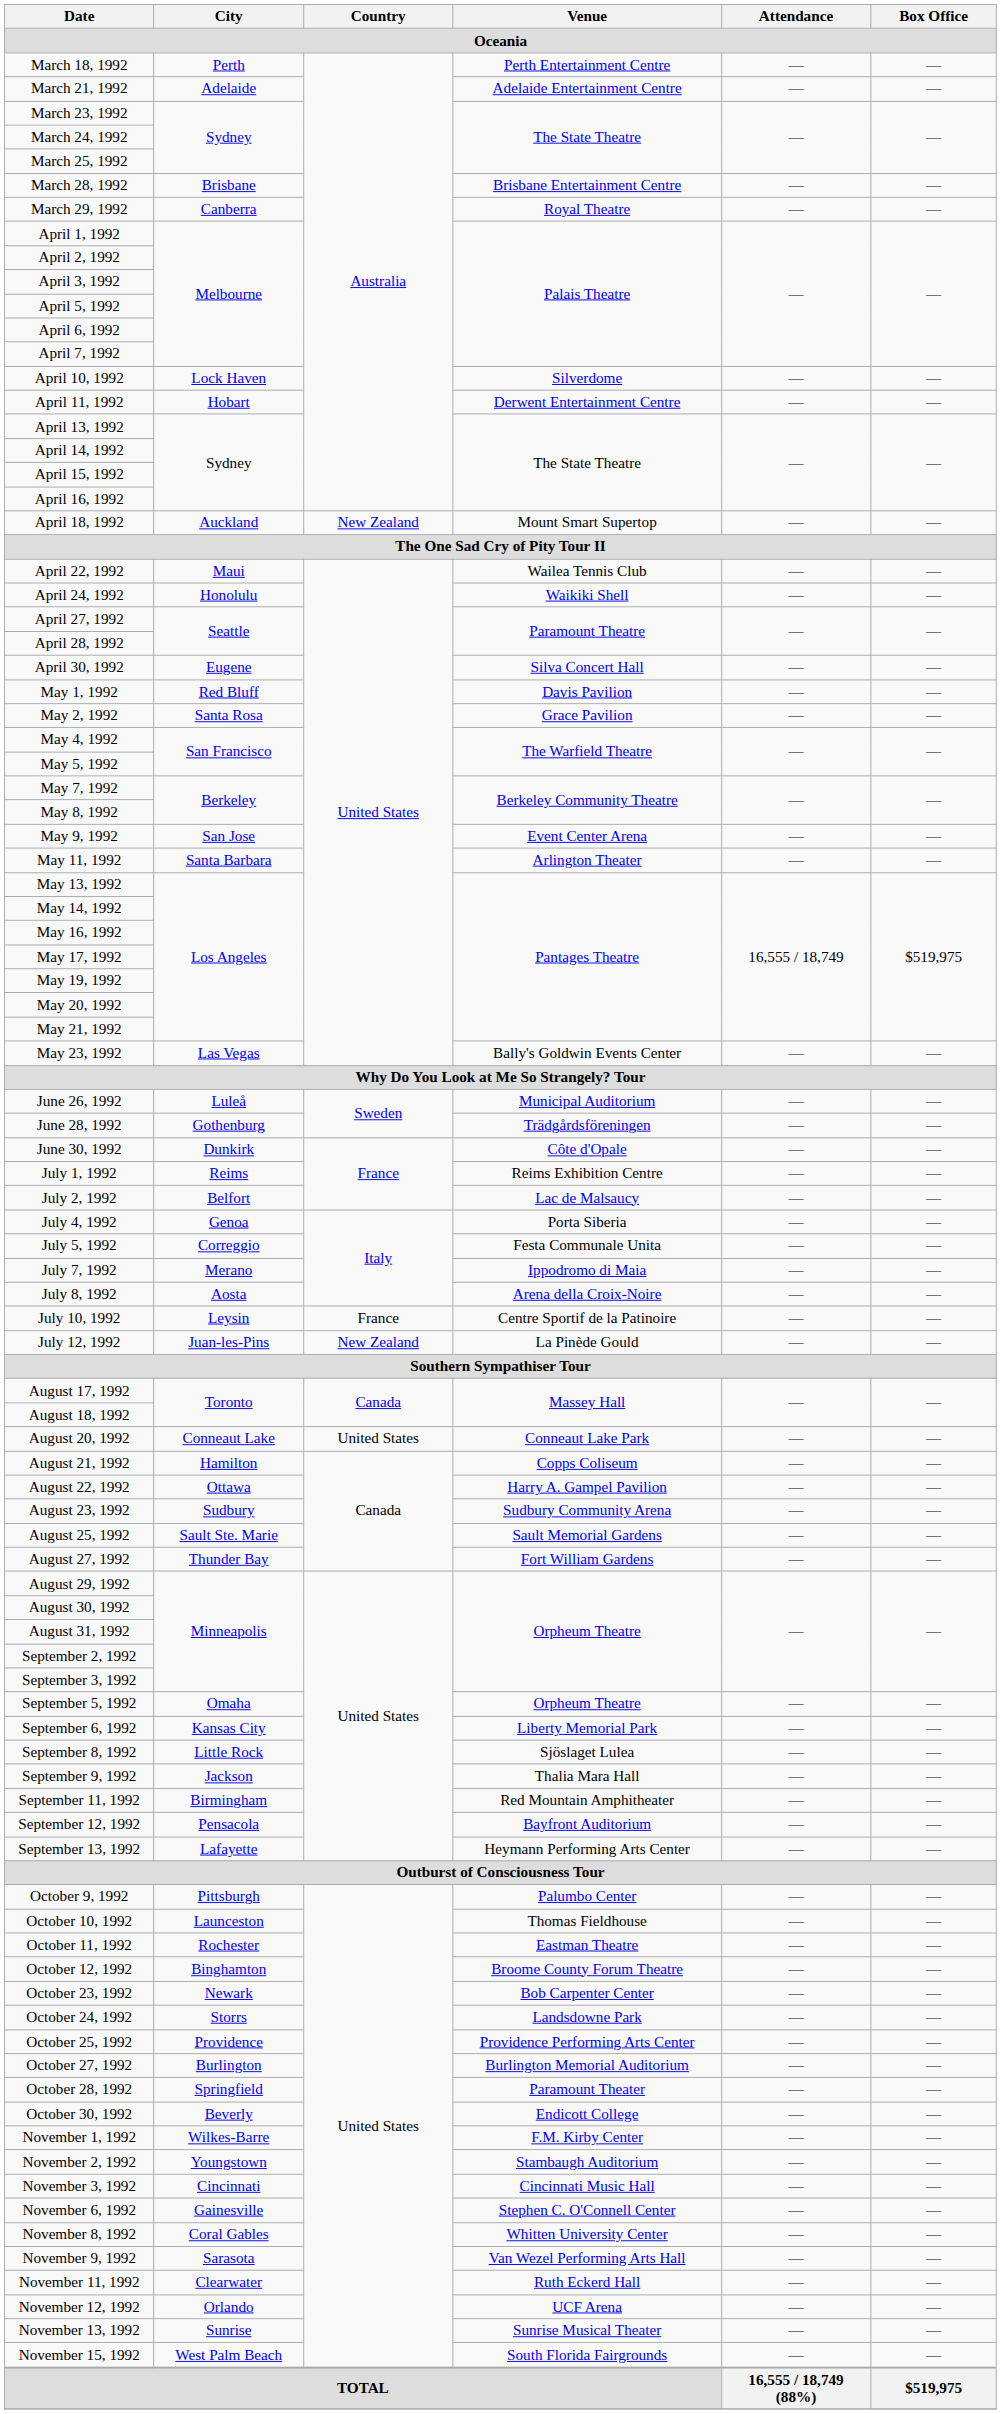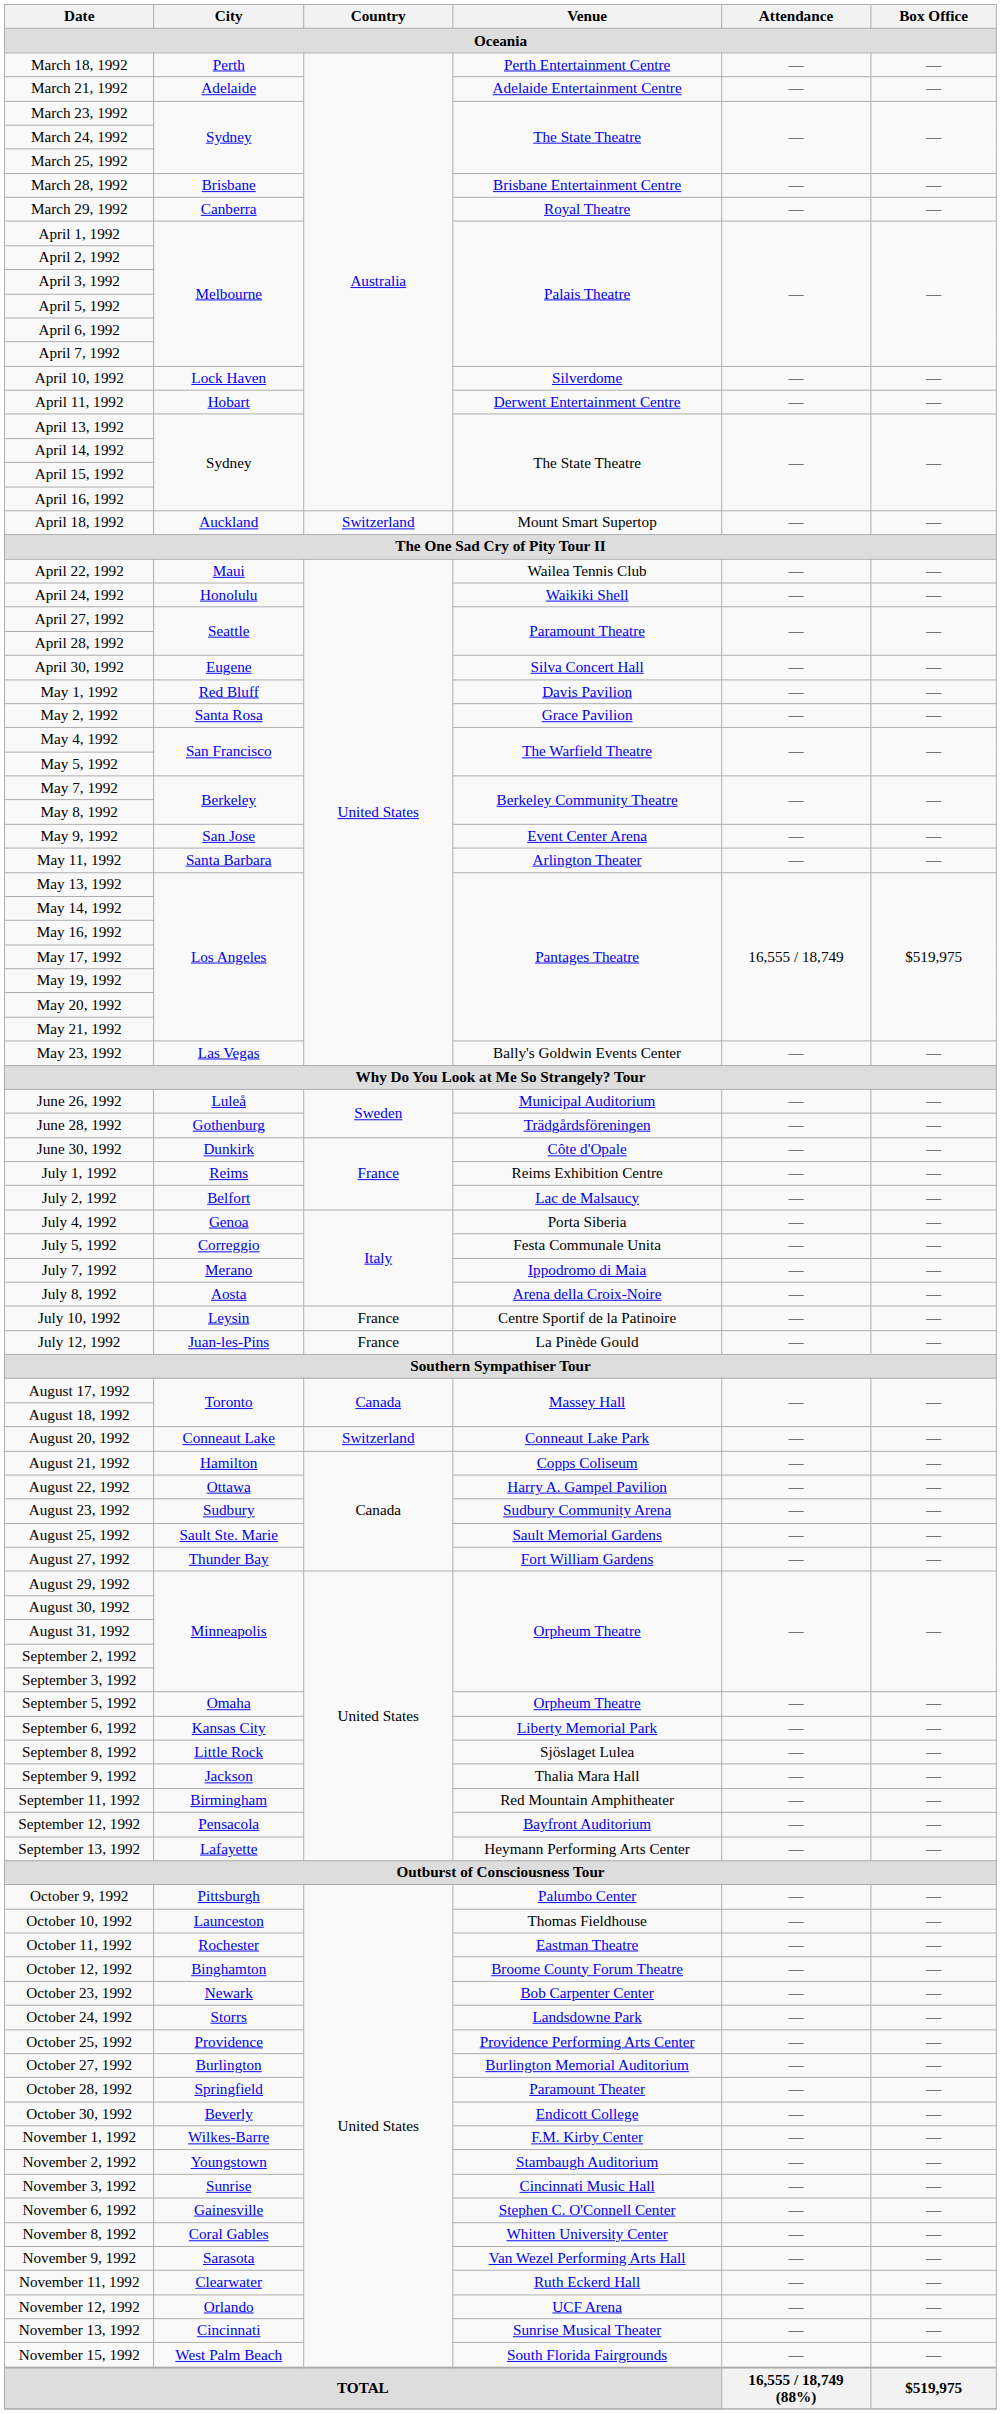(378, 522) New Zealand -> (378, 522) Switzerland
(378, 1342) New Zealand -> (378, 1342) France
(378, 1438) United States -> (378, 1438) Switzerland
(229, 2186) Cincinnati -> (229, 2186) Sunrise
(229, 2330) Sunrise -> (229, 2330) Cincinnati
